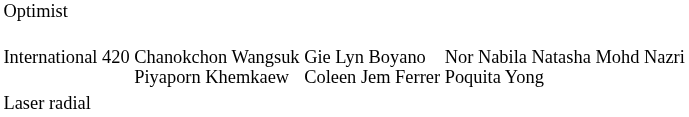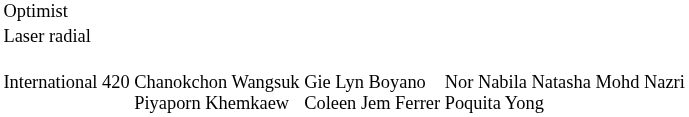rows swapped: (47, 102) <-> (67, 56)
